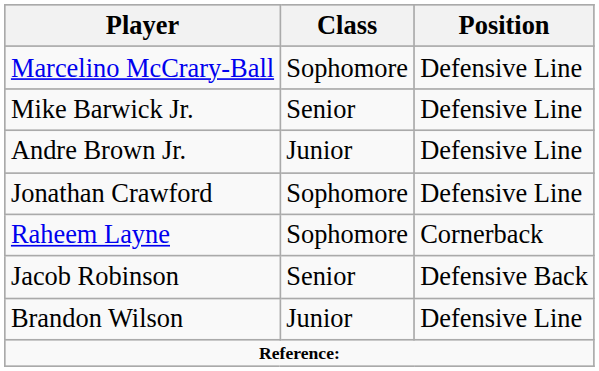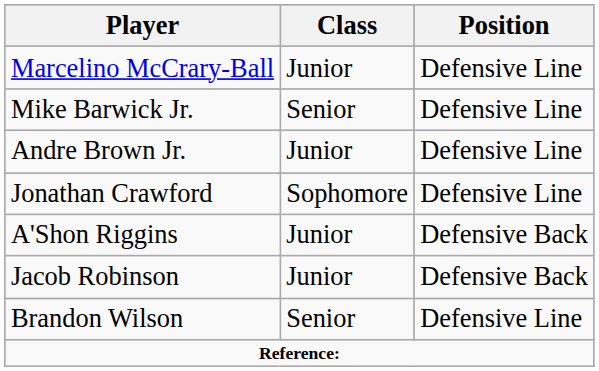(347, 67) Sophomore -> (319, 67) Junior
- row: (90, 234)
+ row: (94, 234)
(321, 276) Senior -> (319, 276) Junior
(319, 318) Junior -> (321, 318) Senior
